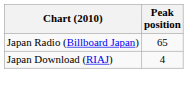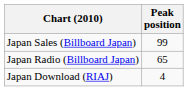+ row: (71, 42)
